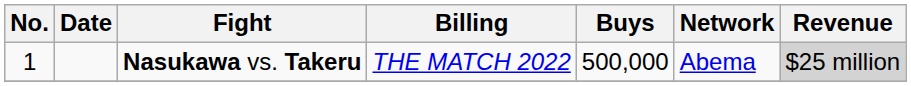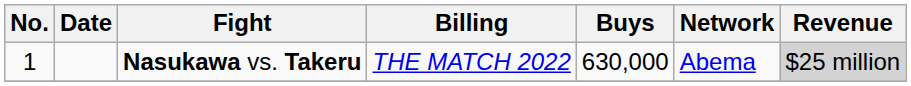(625, 61) 500,000 -> (625, 61) 630,000
